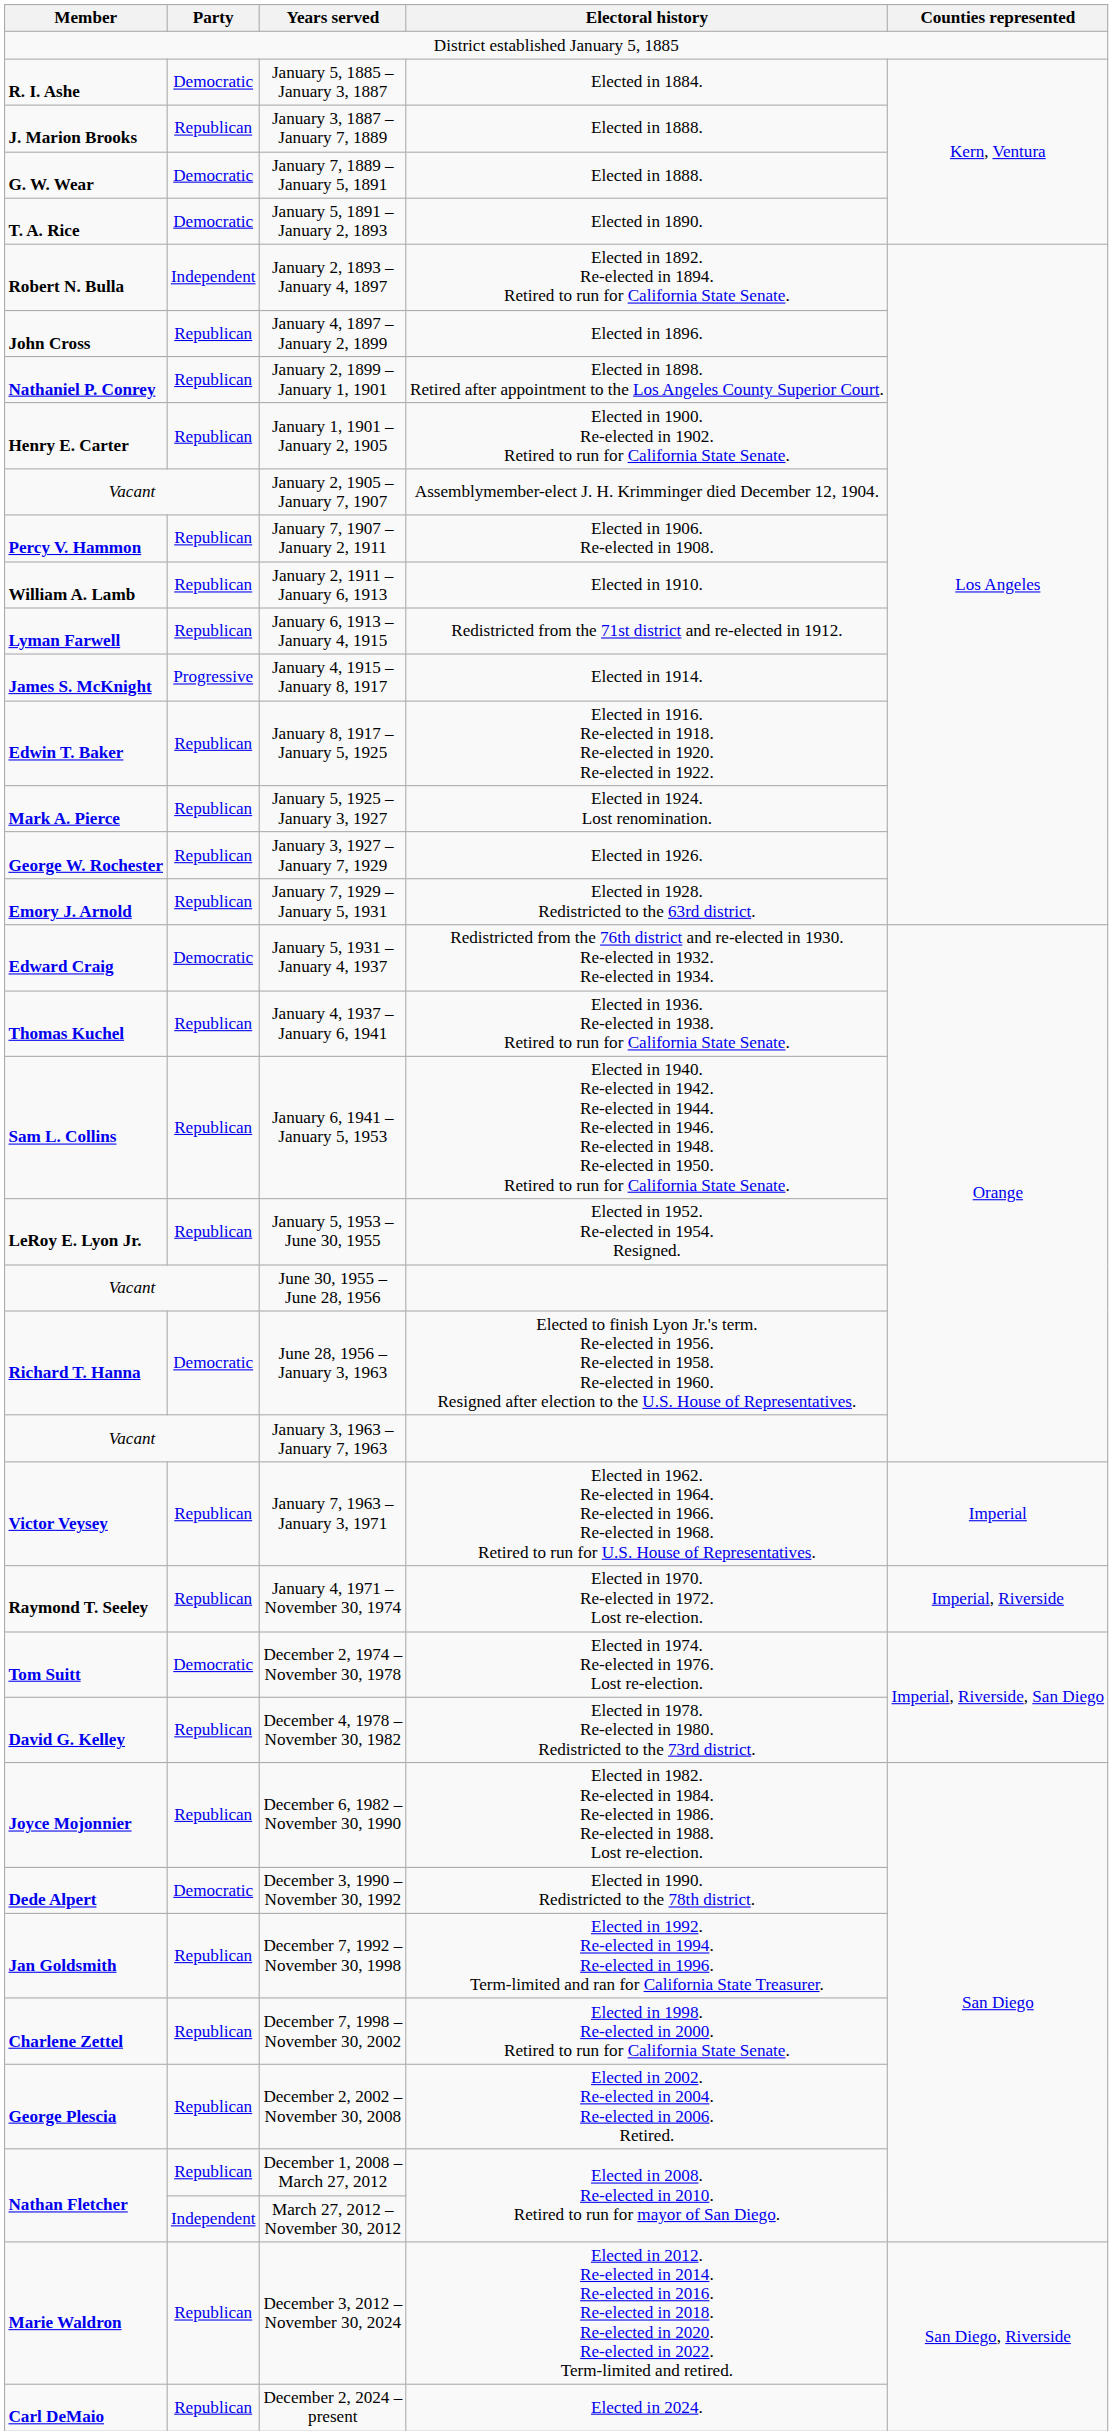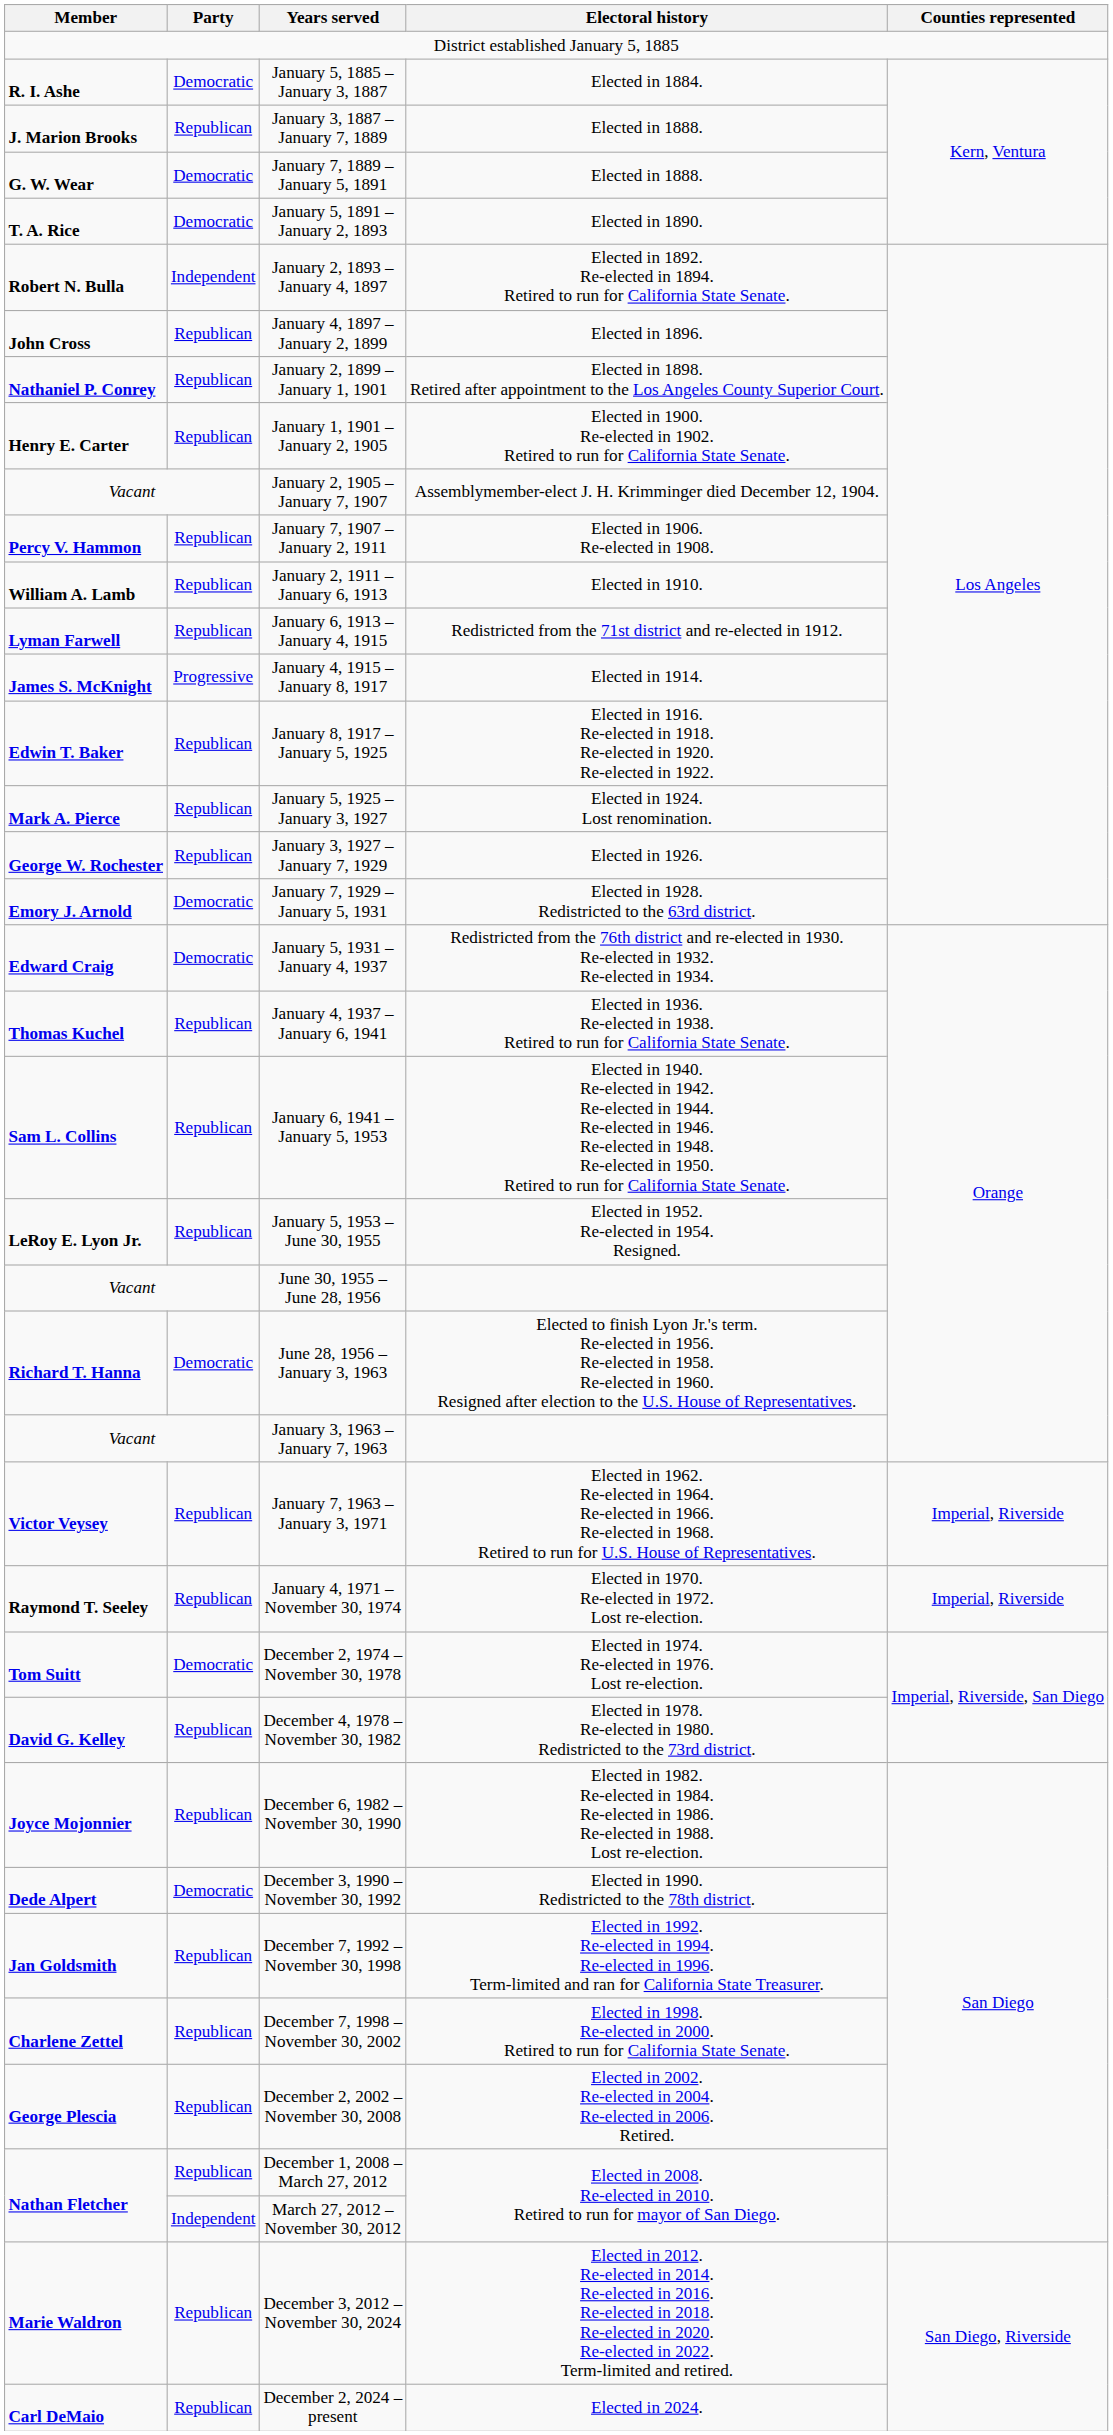(213, 901) Republican -> (213, 901) Democratic
(998, 1513) Imperial -> (998, 1513) Imperial, Riverside
